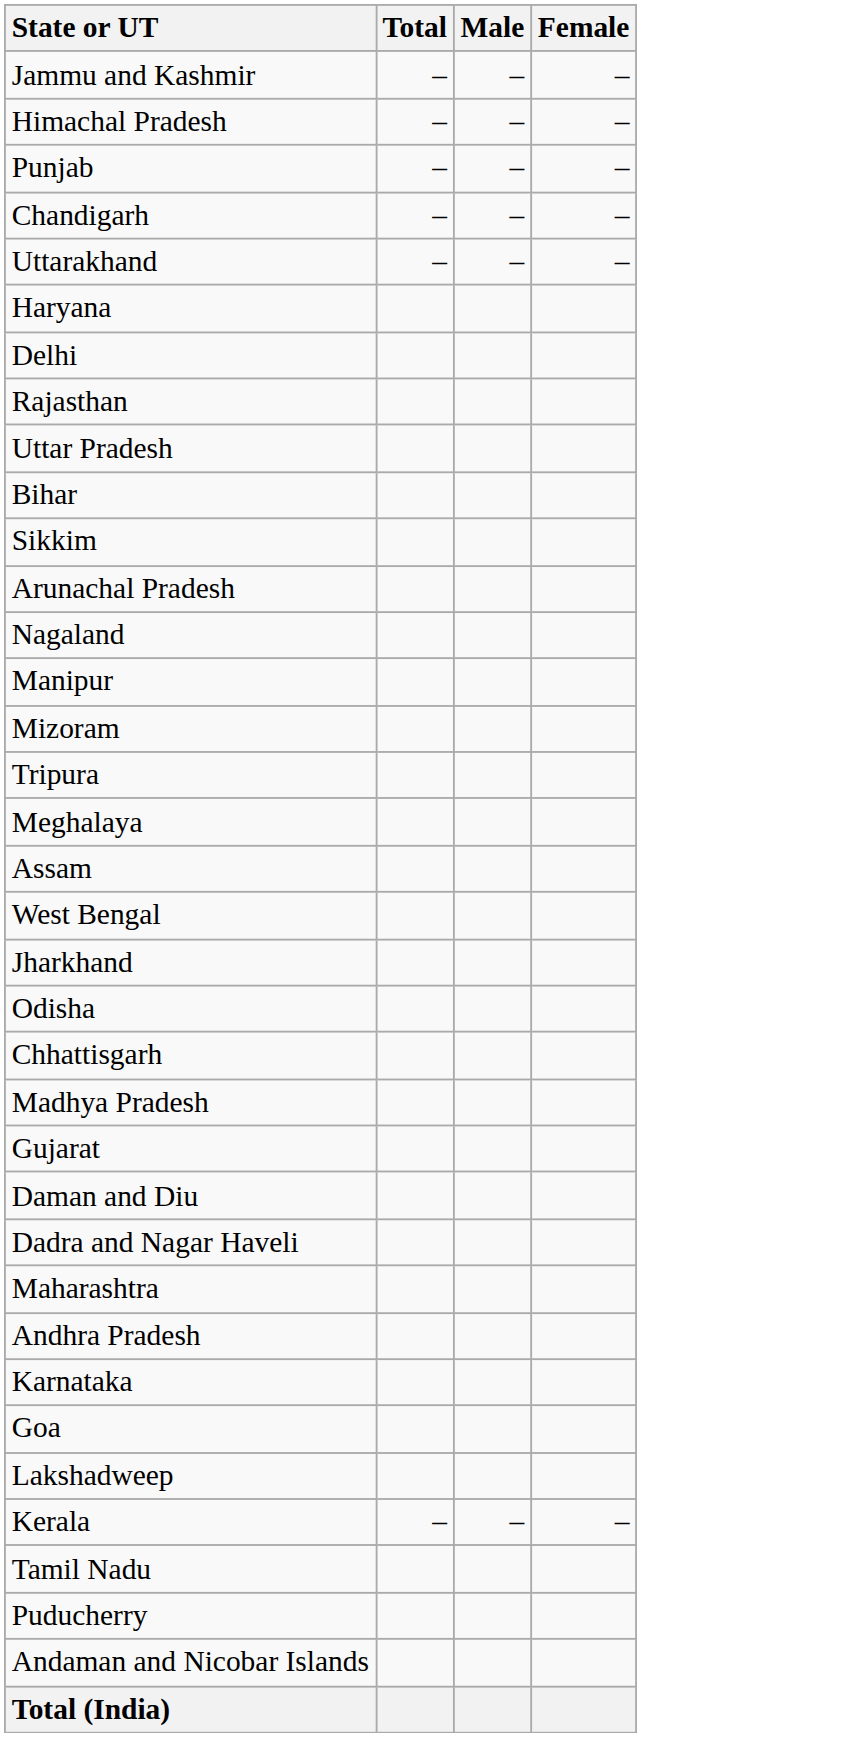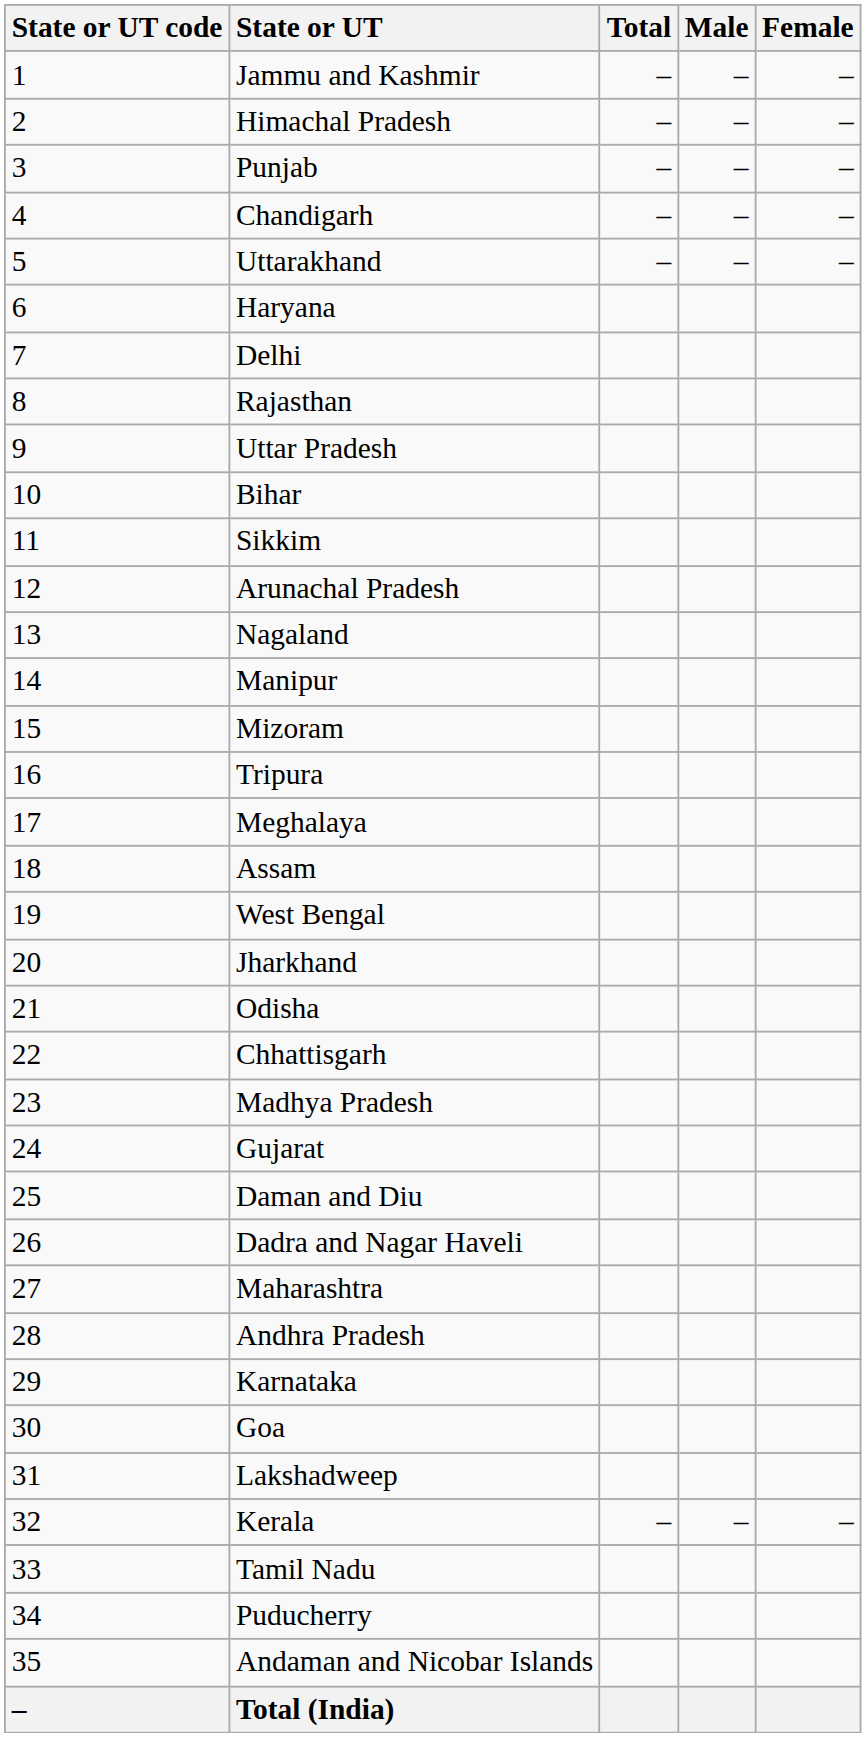+ column: (117, 27)
